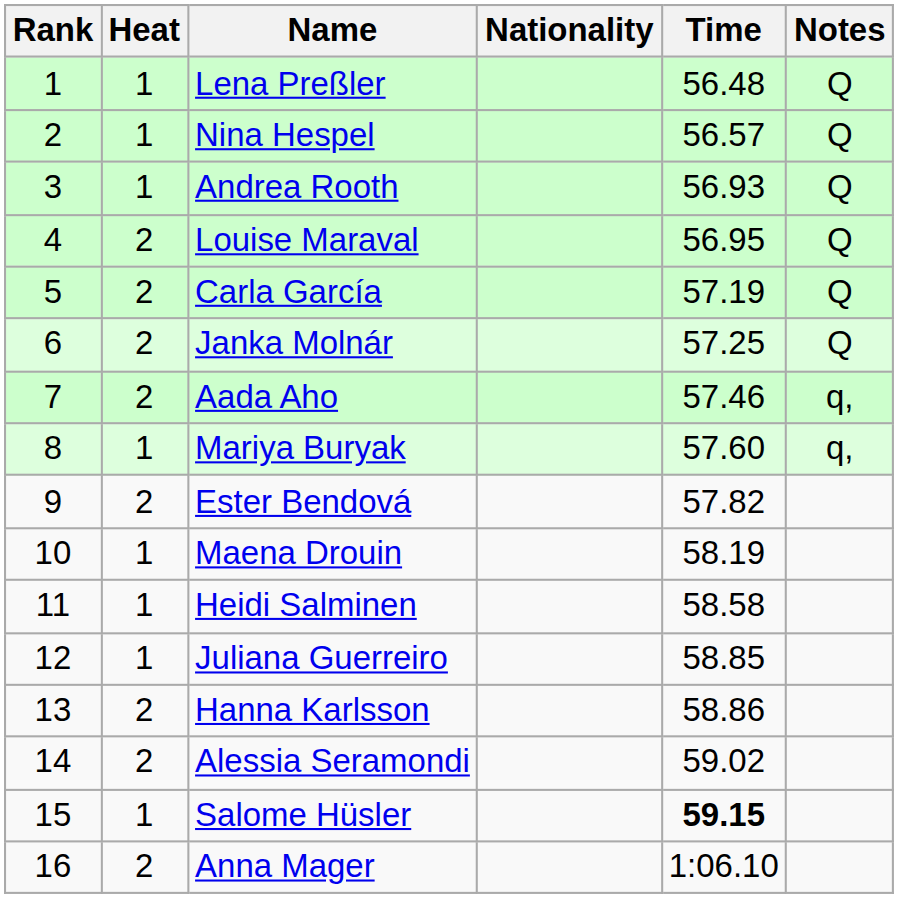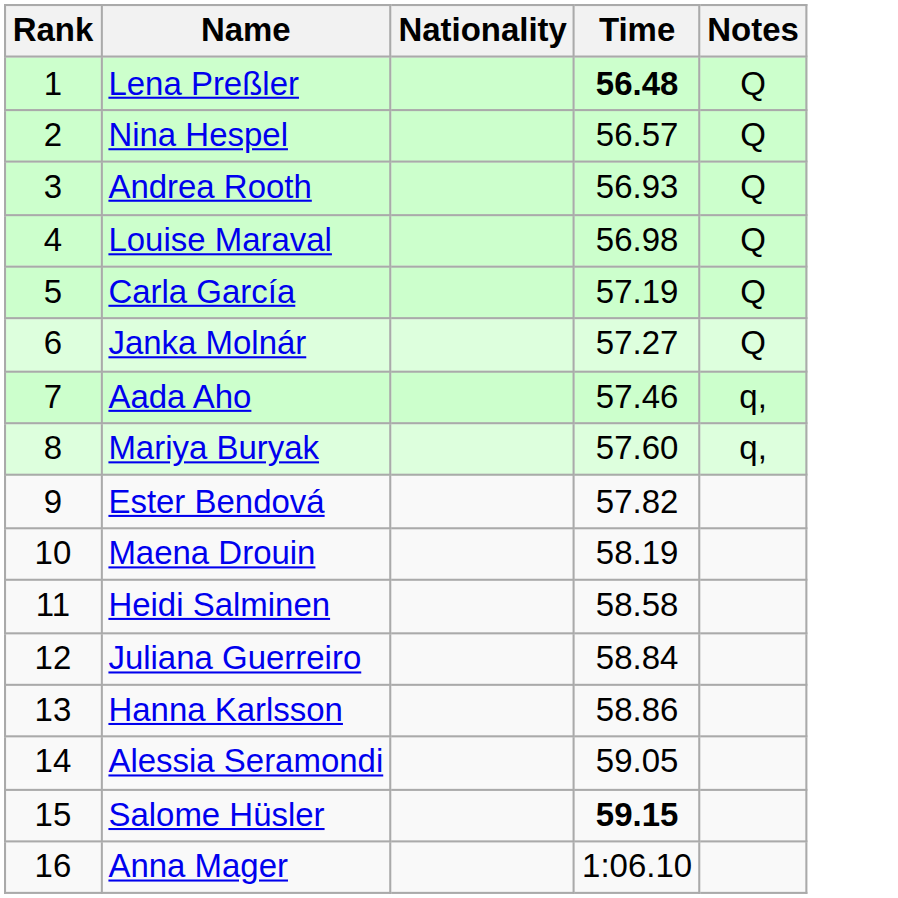- column: (144, 30)
(724, 82) normal -> (637, 82) bold
(724, 239) 56.95 -> (637, 239) 56.98
(724, 344) 57.25 -> (637, 344) 57.27
(724, 657) 58.85 -> (637, 657) 58.84
(724, 762) 59.02 -> (637, 762) 59.05
